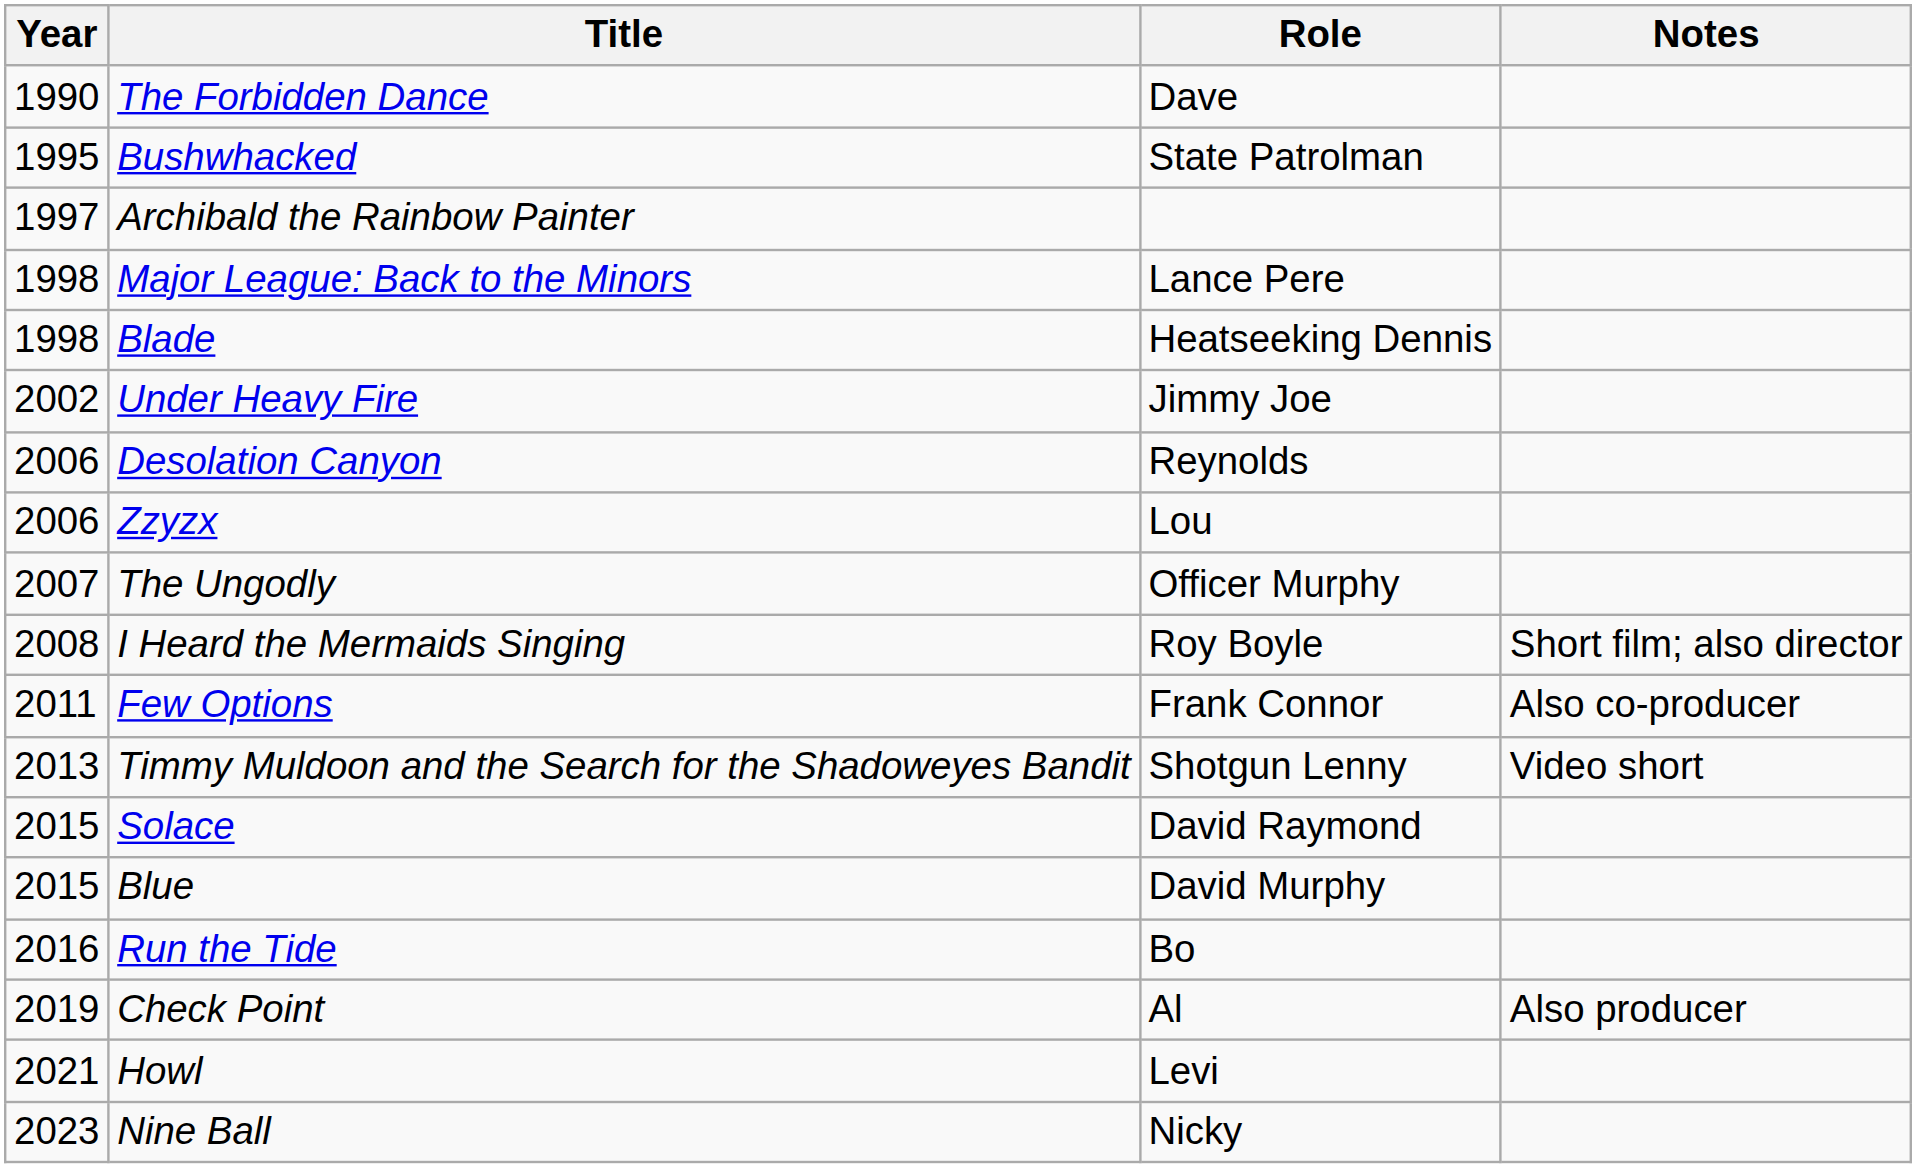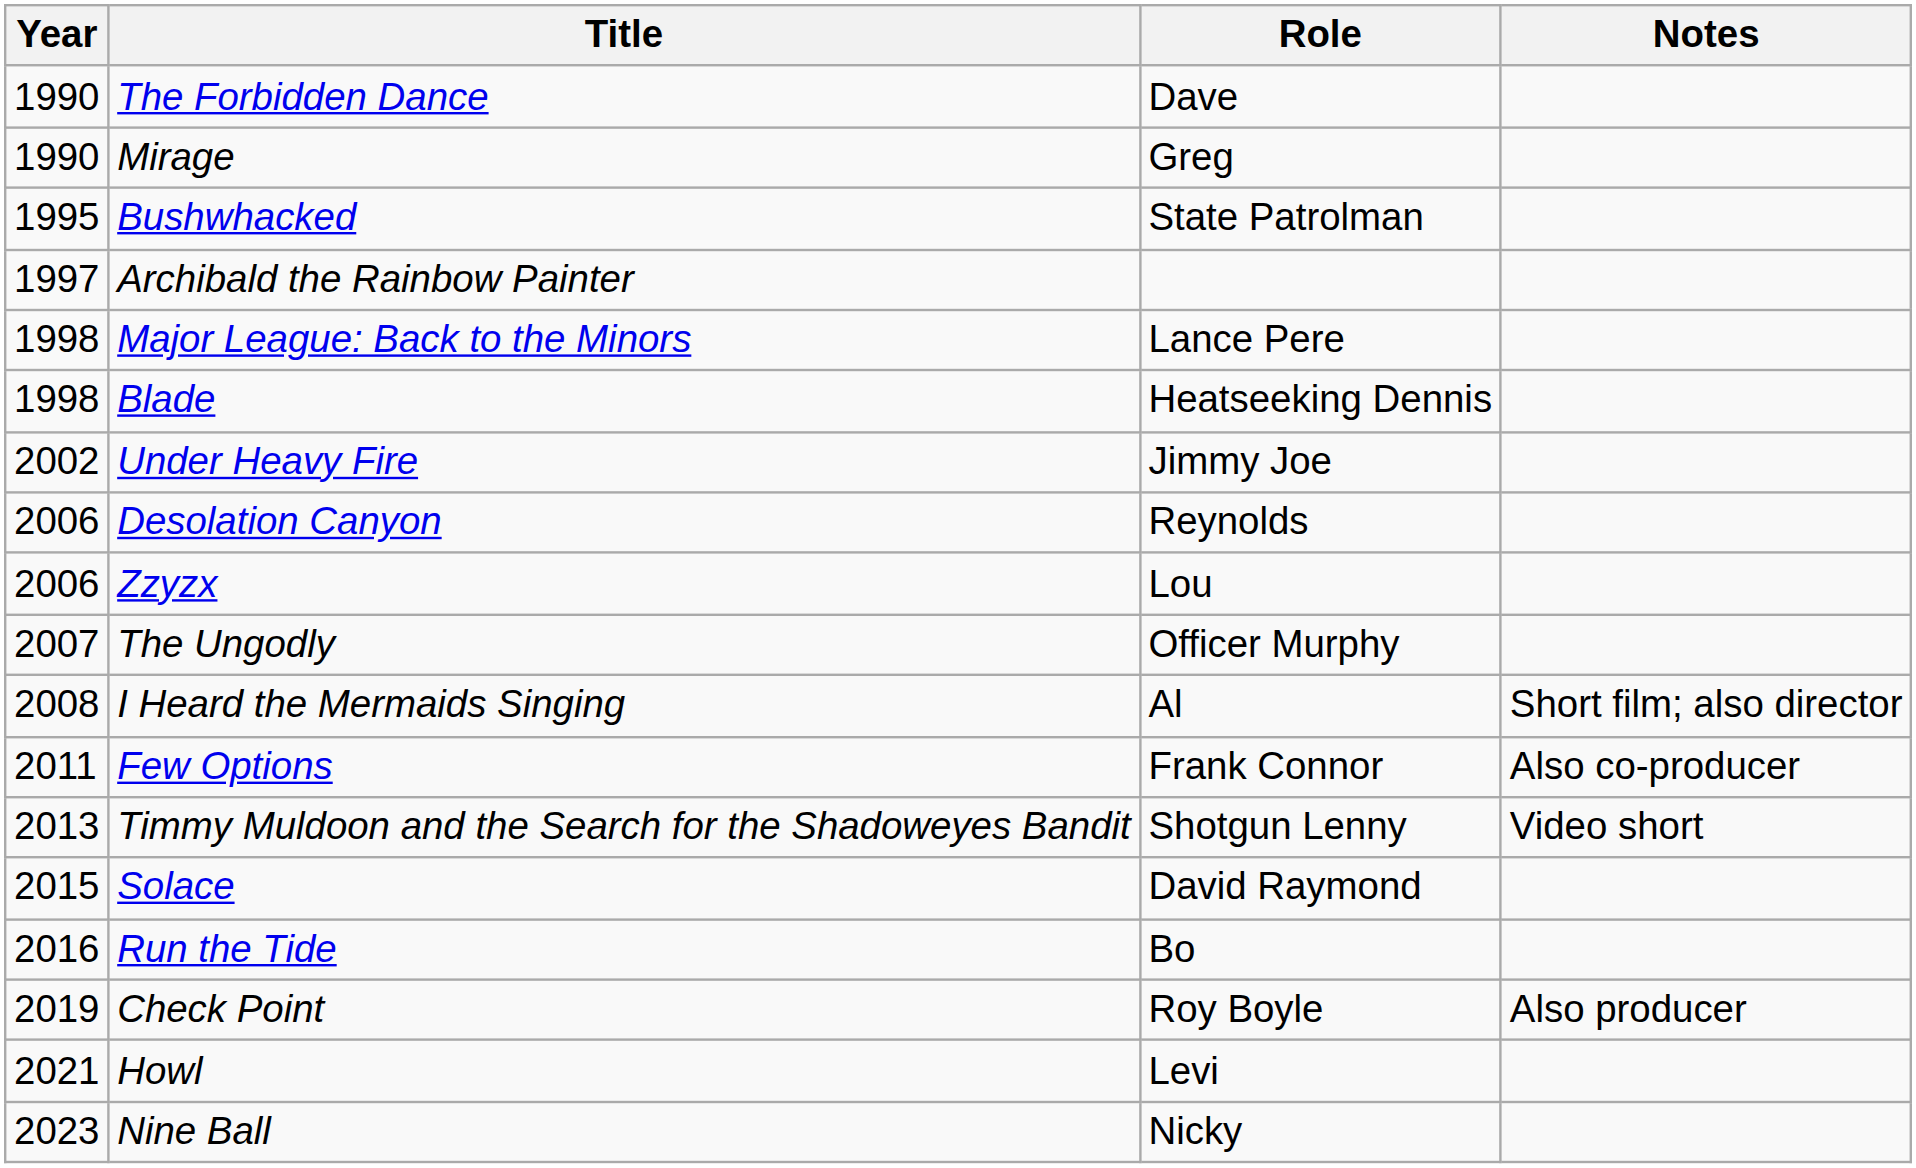+ row: (176, 156)
(1236, 643) Roy Boyle -> (1166, 704) Al
- row: (156, 887)
(1166, 1009) Al -> (1236, 1009) Roy Boyle
